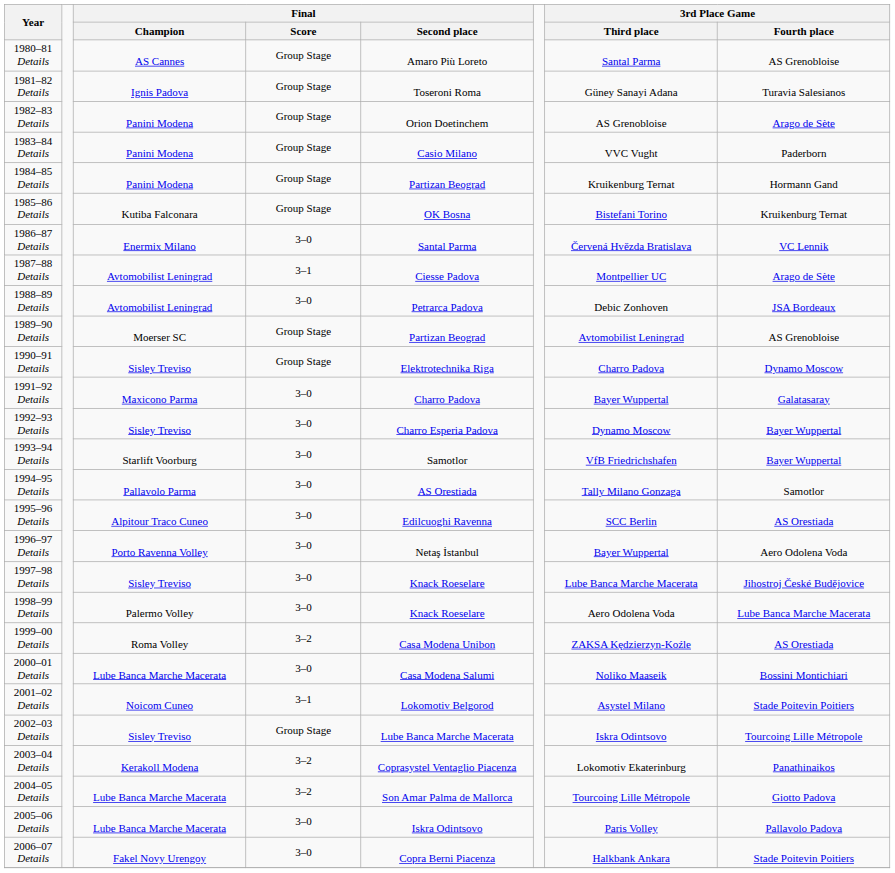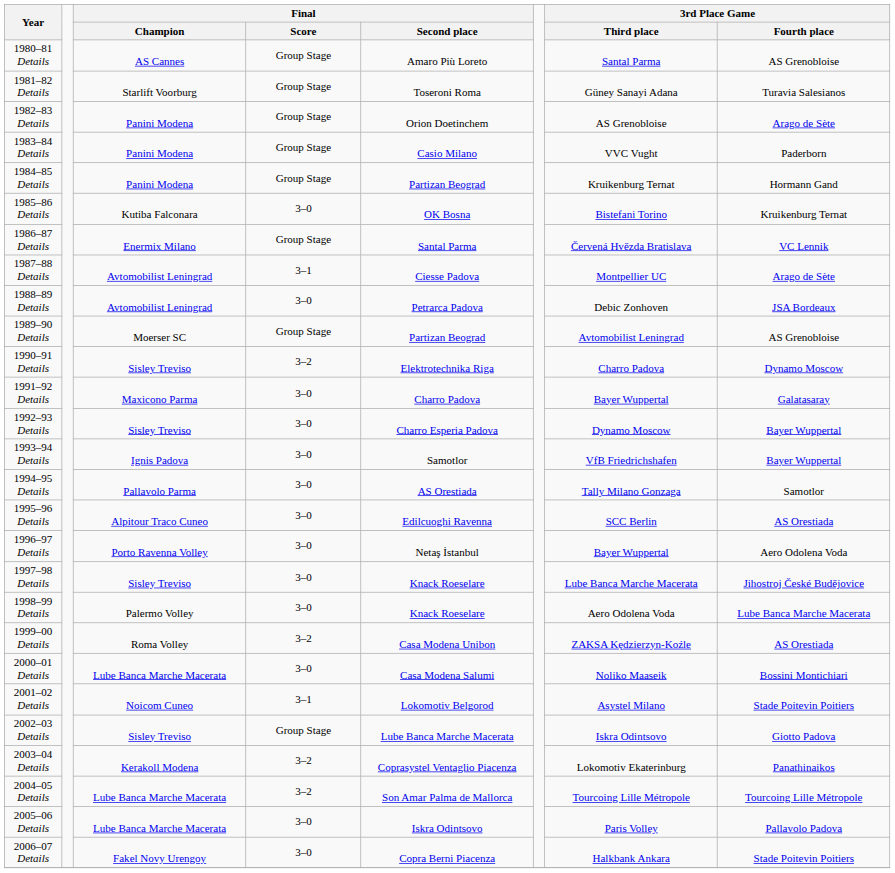(160, 92) Ignis Padova -> (160, 92) Starlift Voorburg
(303, 208) Group Stage -> (303, 208) 3–0
(303, 239) 3–0 -> (303, 239) Group Stage
(303, 361) Group Stage -> (303, 361) 3–2
(160, 460) Starlift Voorburg -> (160, 460) Ignis Padova
(804, 736) Tourcoing Lille Métropole -> (804, 736) Giotto Padova
(804, 797) Giotto Padova -> (804, 797) Tourcoing Lille Métropole
